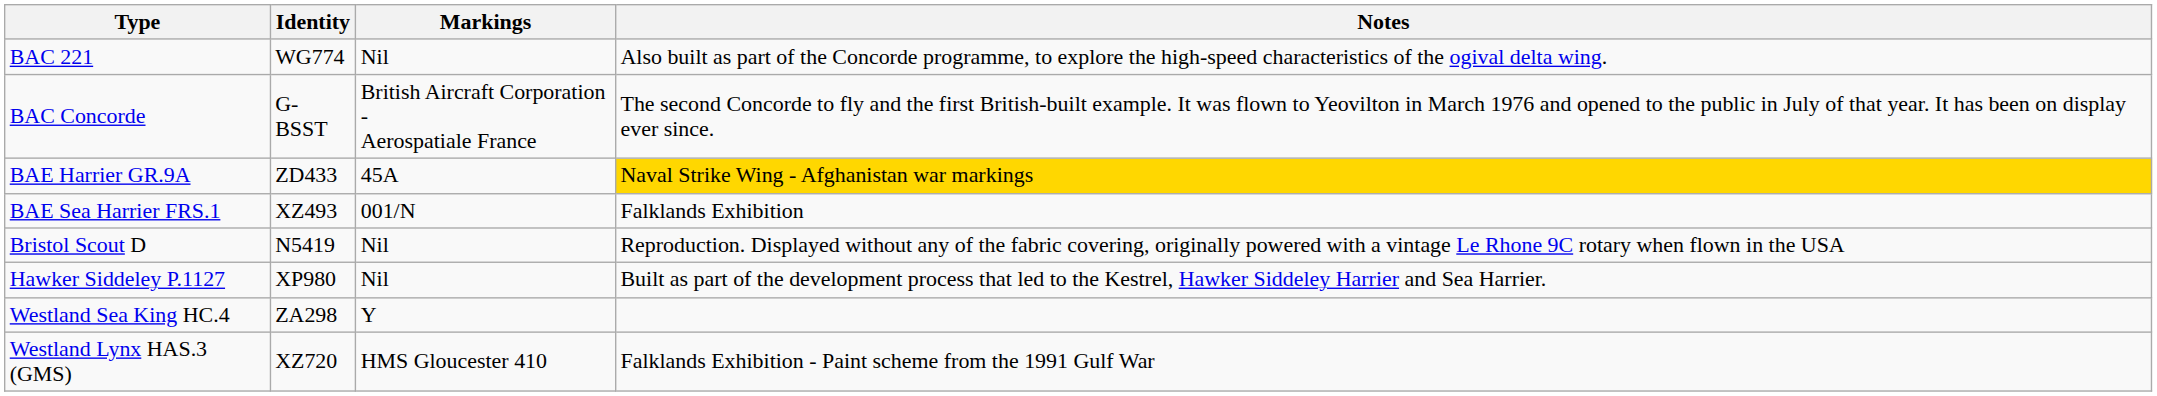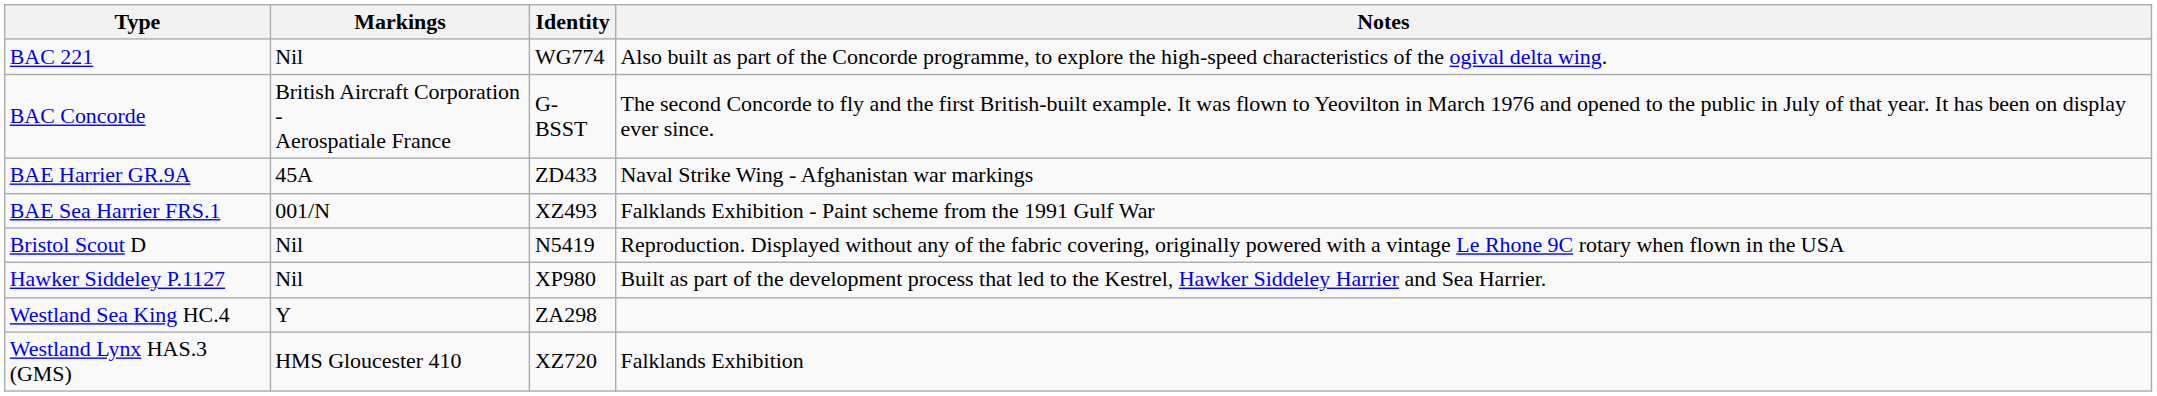columns swapped: (313, 21) <-> (486, 21)
(827, 175) gold background -> (827, 175) no background
(712, 210) Falklands Exhibition -> (888, 210) Falklands Exhibition - Paint scheme from the 1991 Gulf War
(888, 361) Falklands Exhibition - Paint scheme from the 1991 Gulf War -> (712, 361) Falklands Exhibition
